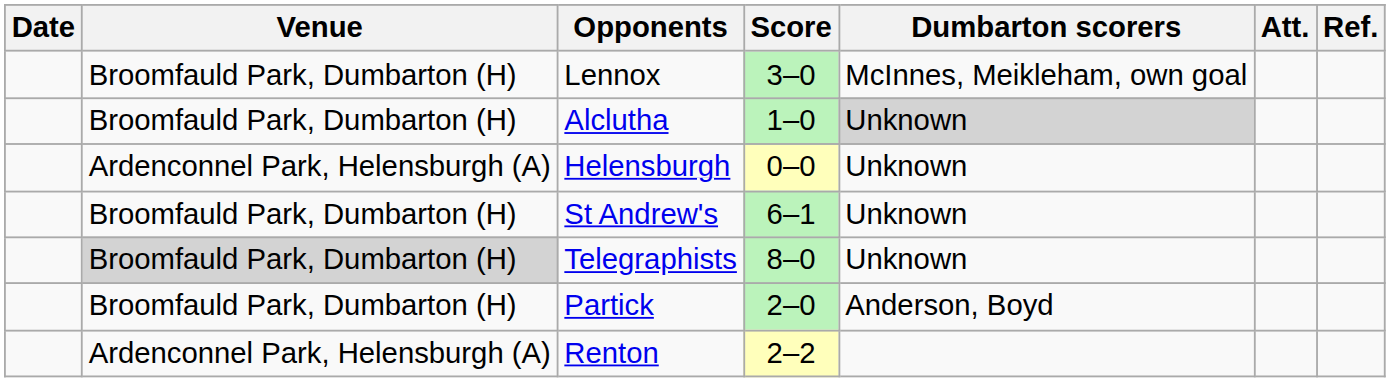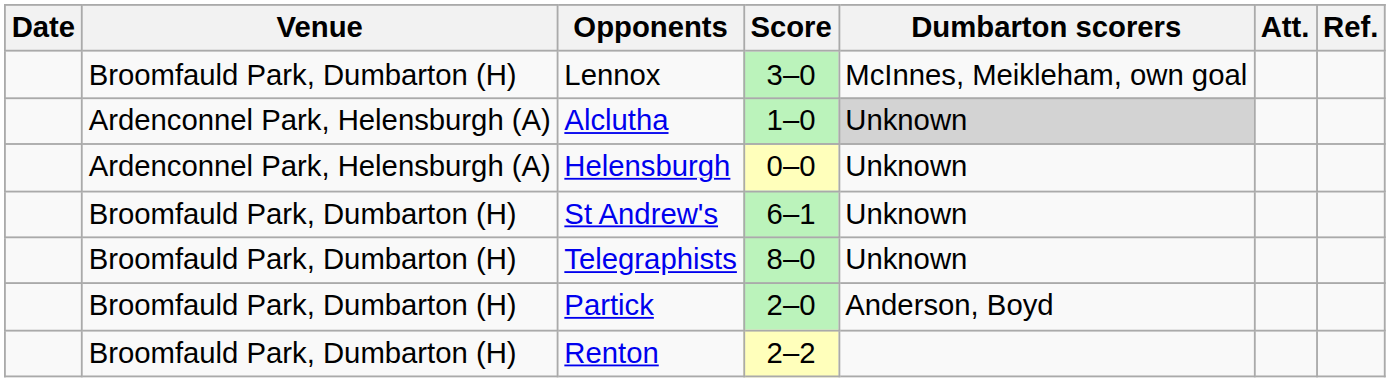(303, 120) Broomfauld Park, Dumbarton (H) -> (320, 120) Ardenconnel Park, Helensburgh (A)
(303, 259) lightgrey background -> (303, 259) no background
(320, 352) Ardenconnel Park, Helensburgh (A) -> (303, 352) Broomfauld Park, Dumbarton (H)
